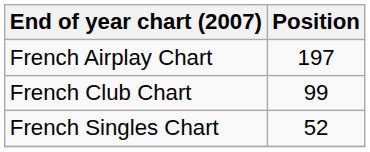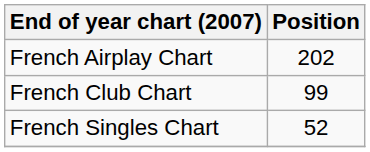(316, 57) 197 -> (316, 57) 202
